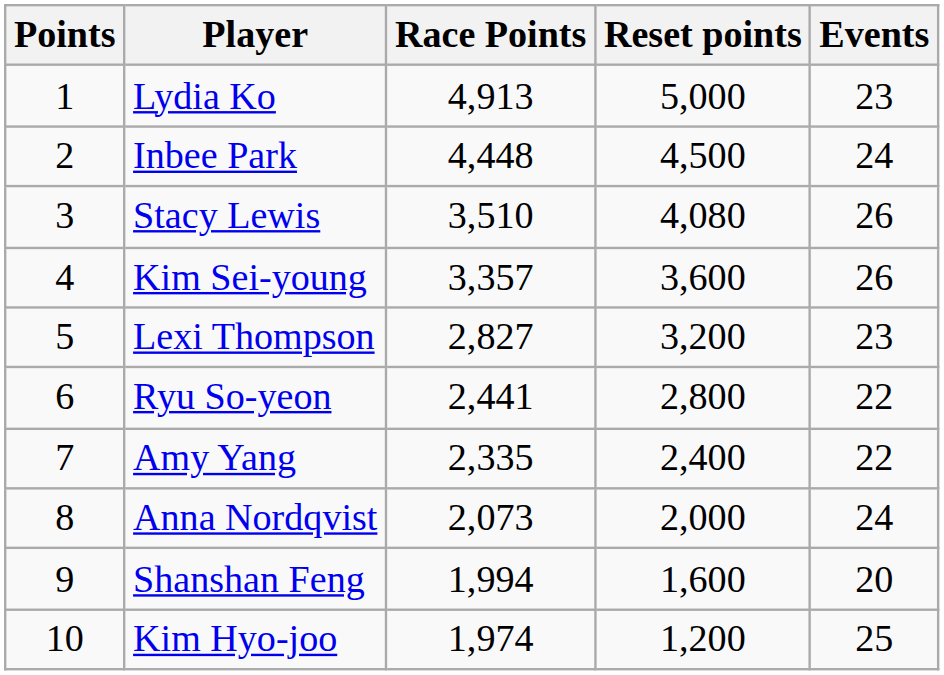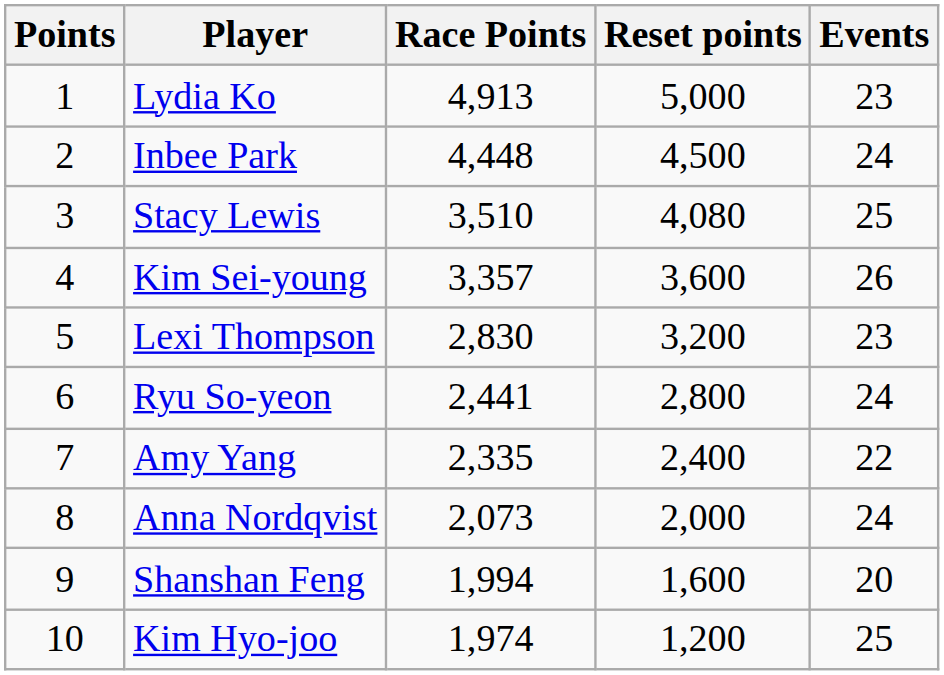(874, 215) 26 -> (874, 215) 25
(491, 336) 2,827 -> (491, 336) 2,830
(874, 397) 22 -> (874, 397) 24
